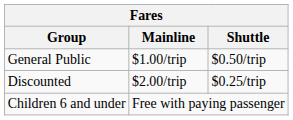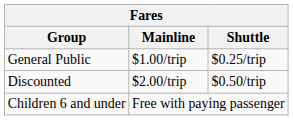(239, 59) $0.50/trip -> (239, 59) $0.25/trip
(239, 81) $0.25/trip -> (239, 81) $0.50/trip
